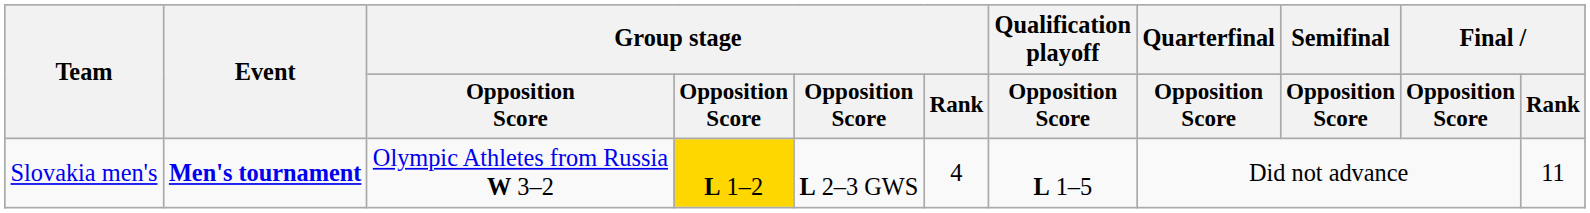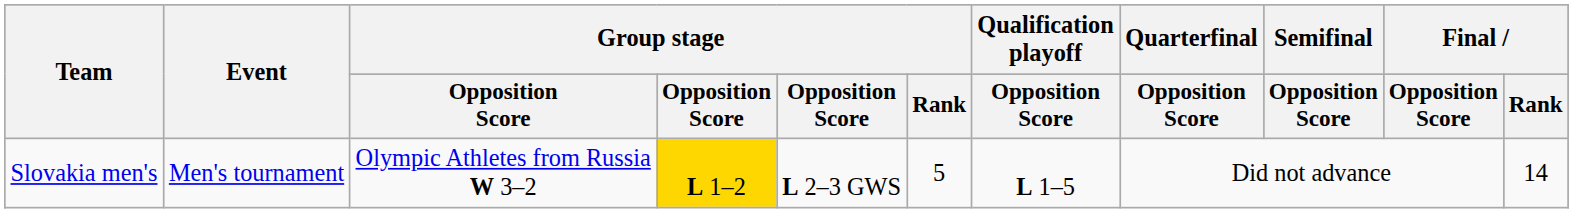(265, 173) bold -> (257, 173) normal
(956, 173) 4 -> (939, 173) 5
(1553, 173) 11 -> (1536, 173) 14
